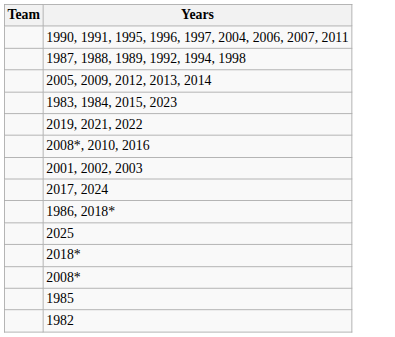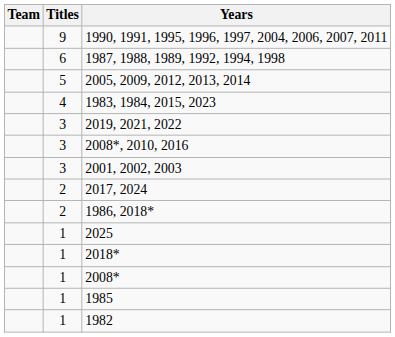+ column: (63, 15)
